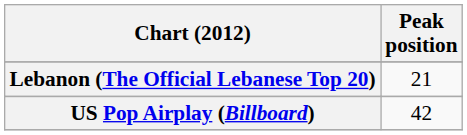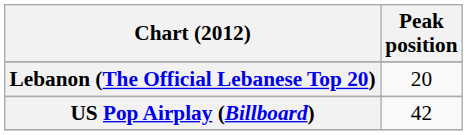(421, 79) 21 -> (421, 79) 20
